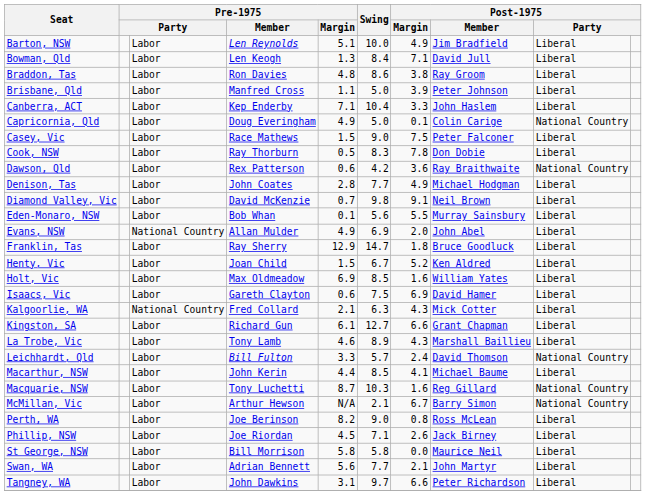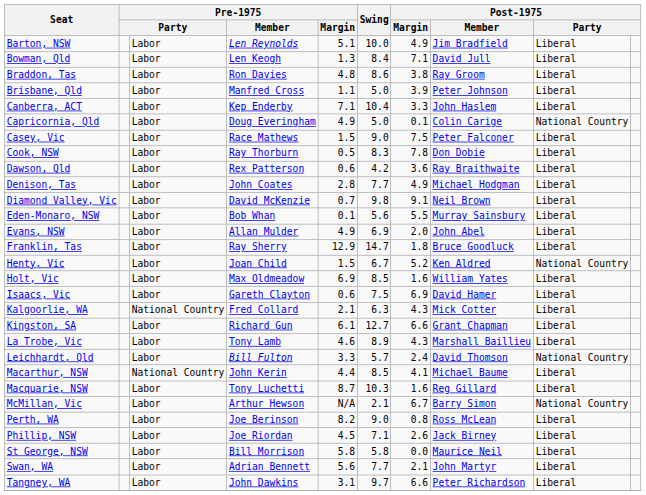(582, 169) National Country -> (556, 169) Liberal
(178, 232) National Country -> (146, 232) Labor
(556, 263) Liberal -> (582, 263) National Country
(146, 373) Labor -> (178, 373) National Country
(582, 388) National Country -> (556, 388) Liberal
